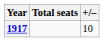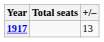(88, 28) 10 -> (88, 28) 13
